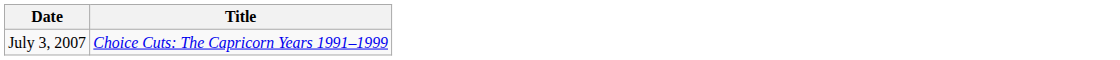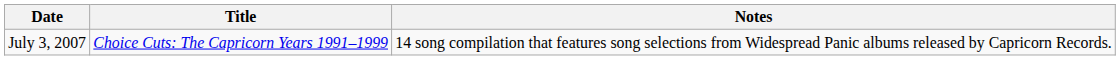+ column: (754, 17)
